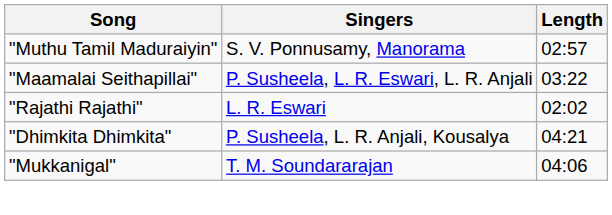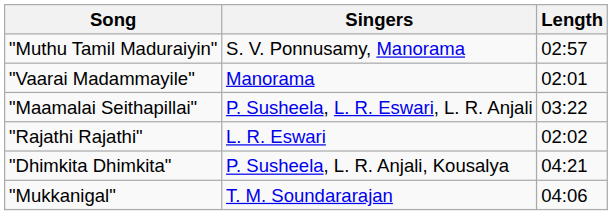+ row: (102, 78)
